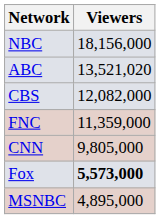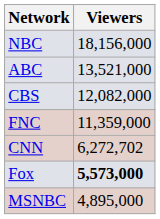(114, 69) 13,521,020 -> (114, 69) 13,521,000
(110, 148) 9,805,000 -> (110, 148) 6,272,702
